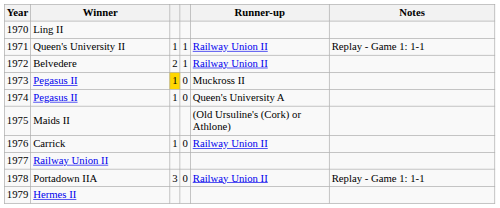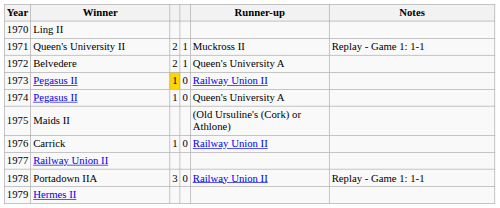(175, 47) 1 -> (175, 47) 2
(230, 47) Railway Union II -> (219, 47) Muckross II
(230, 64) Railway Union II -> (239, 64) Queen's University A
(219, 81) Muckross II -> (230, 81) Railway Union II
